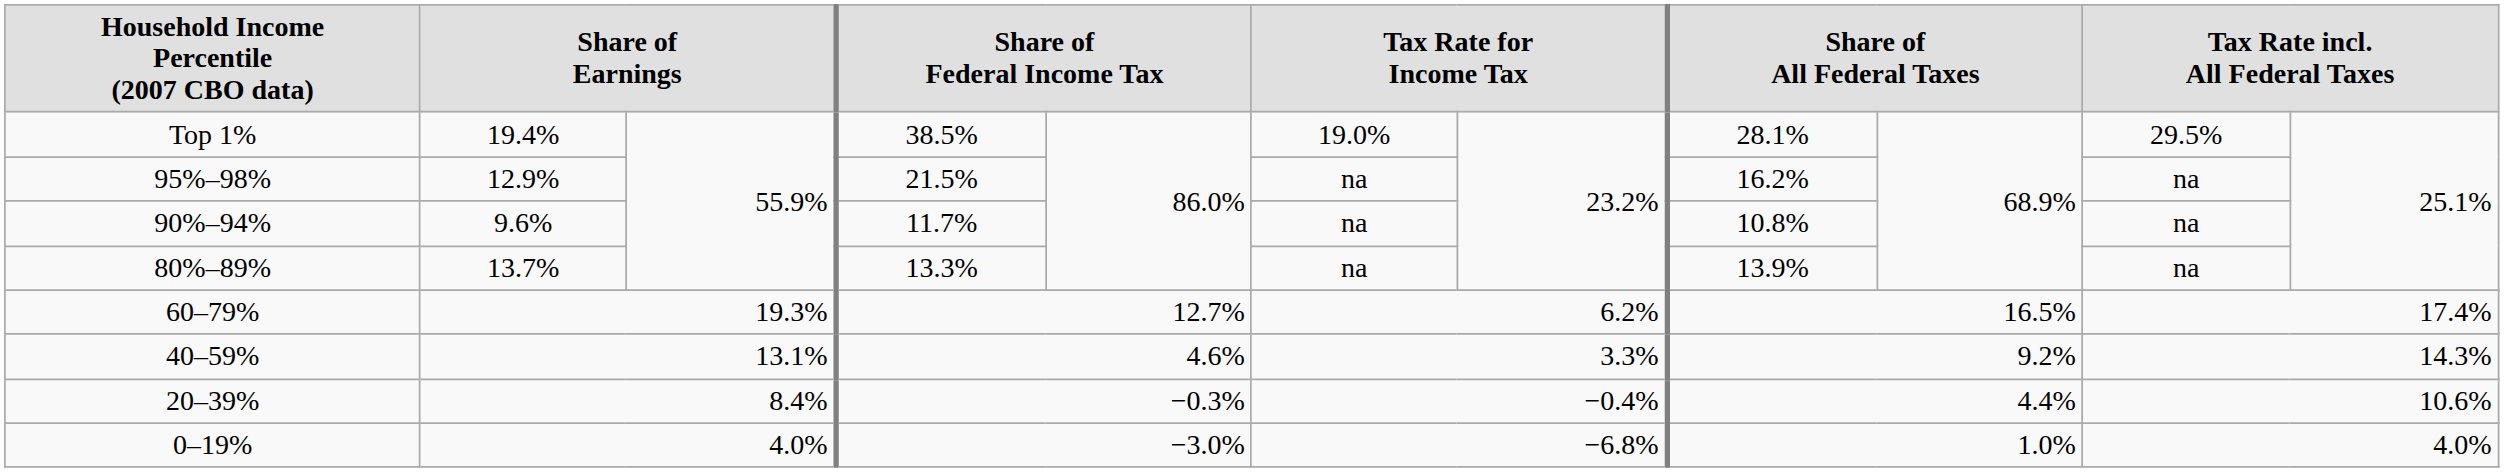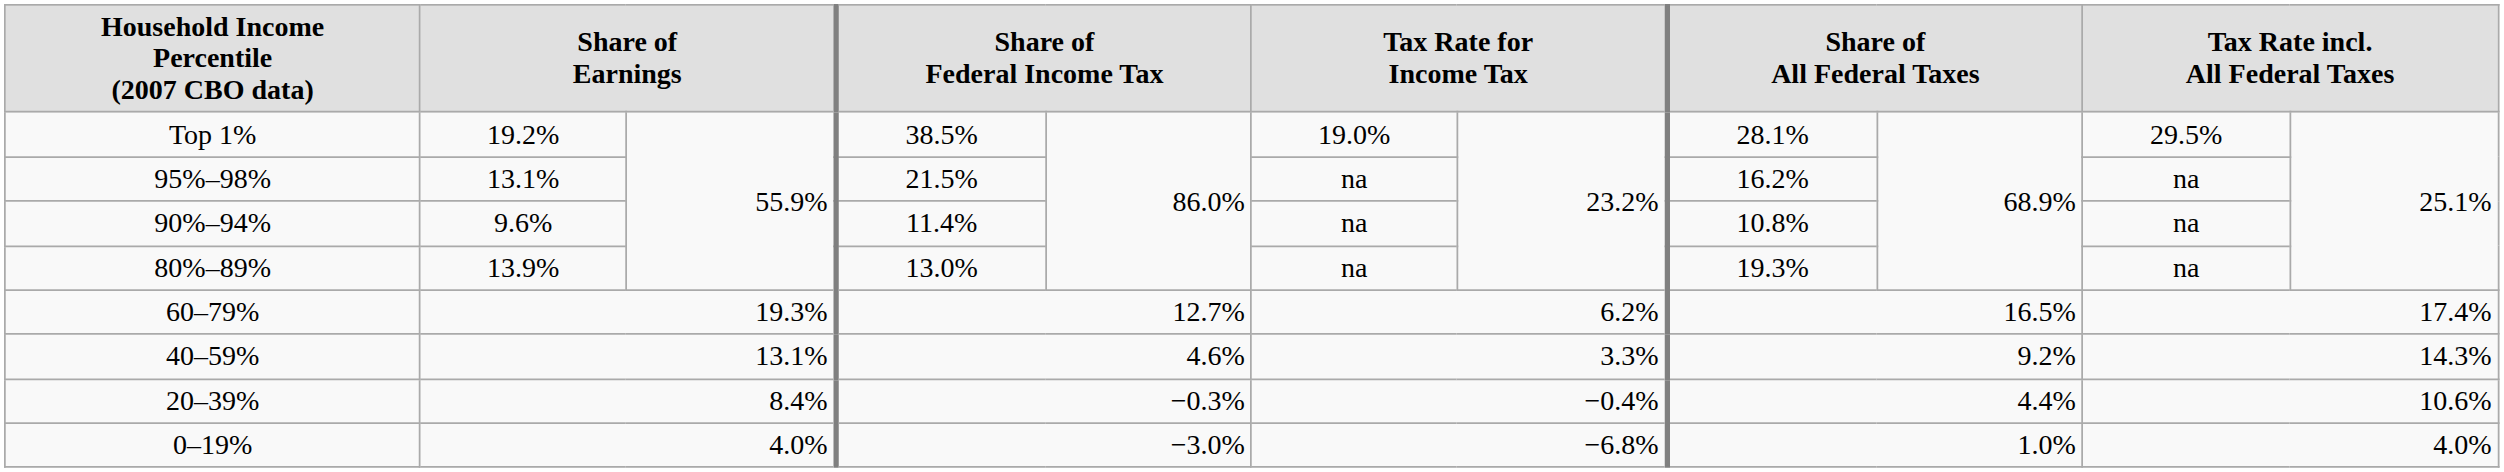(523, 134) 19.4% -> (523, 134) 19.2%
(523, 178) 12.9% -> (523, 178) 13.1%
(942, 222) 11.7% -> (942, 222) 11.4%
(523, 267) 13.7% -> (523, 267) 13.9%
(942, 267) 13.3% -> (942, 267) 13.0%
(1773, 267) 13.9% -> (1773, 267) 19.3%
